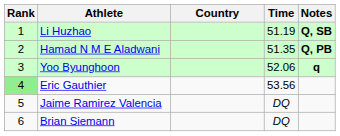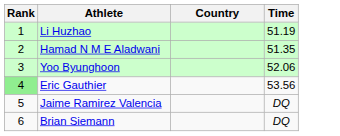- column: (316, 13)
